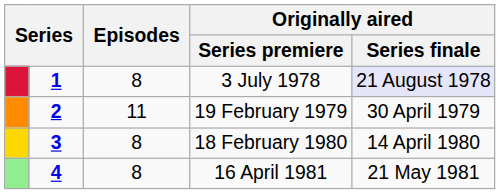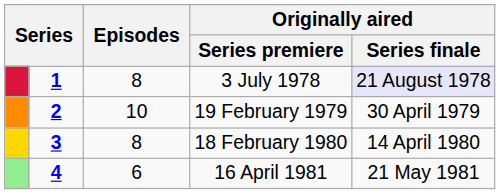(137, 111) 11 -> (137, 111) 10
(137, 173) 8 -> (137, 173) 6
